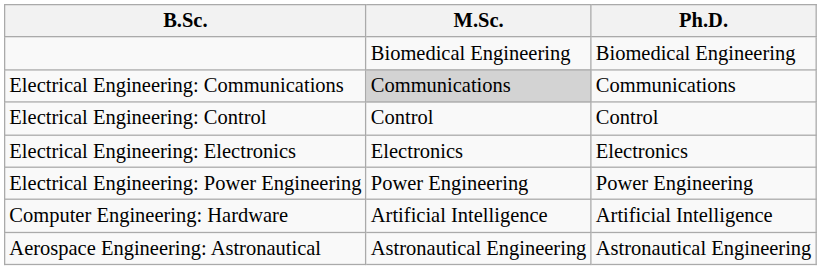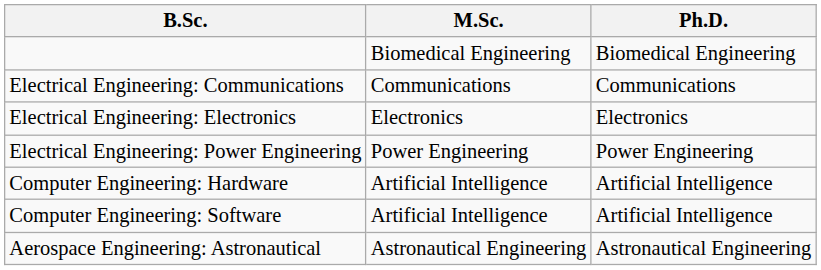(441, 85) lightgrey background -> (441, 85) no background
- row: (138, 118)
+ row: (145, 215)
